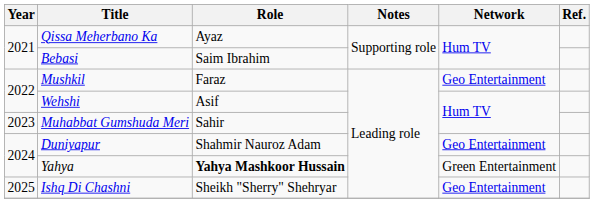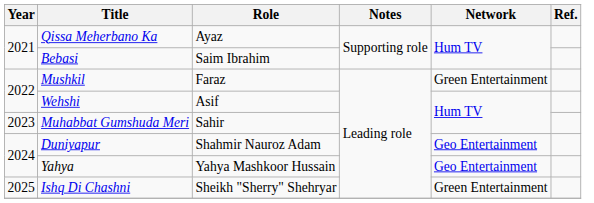(494, 79) Geo Entertainment -> (491, 79) Green Entertainment
(270, 166) bold -> (265, 166) normal
(499, 166) Green Entertainment -> (486, 166) Geo Entertainment
(494, 187) Geo Entertainment -> (491, 187) Green Entertainment
